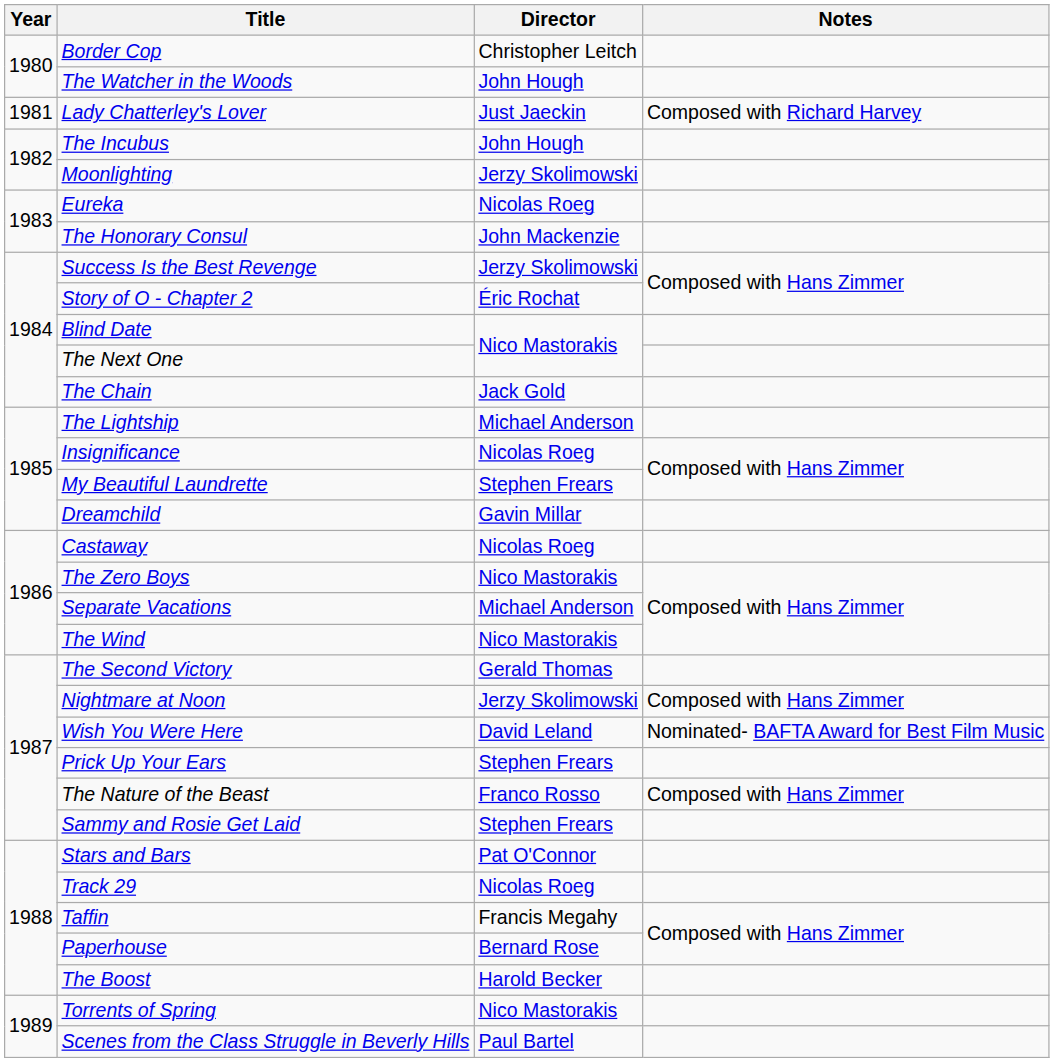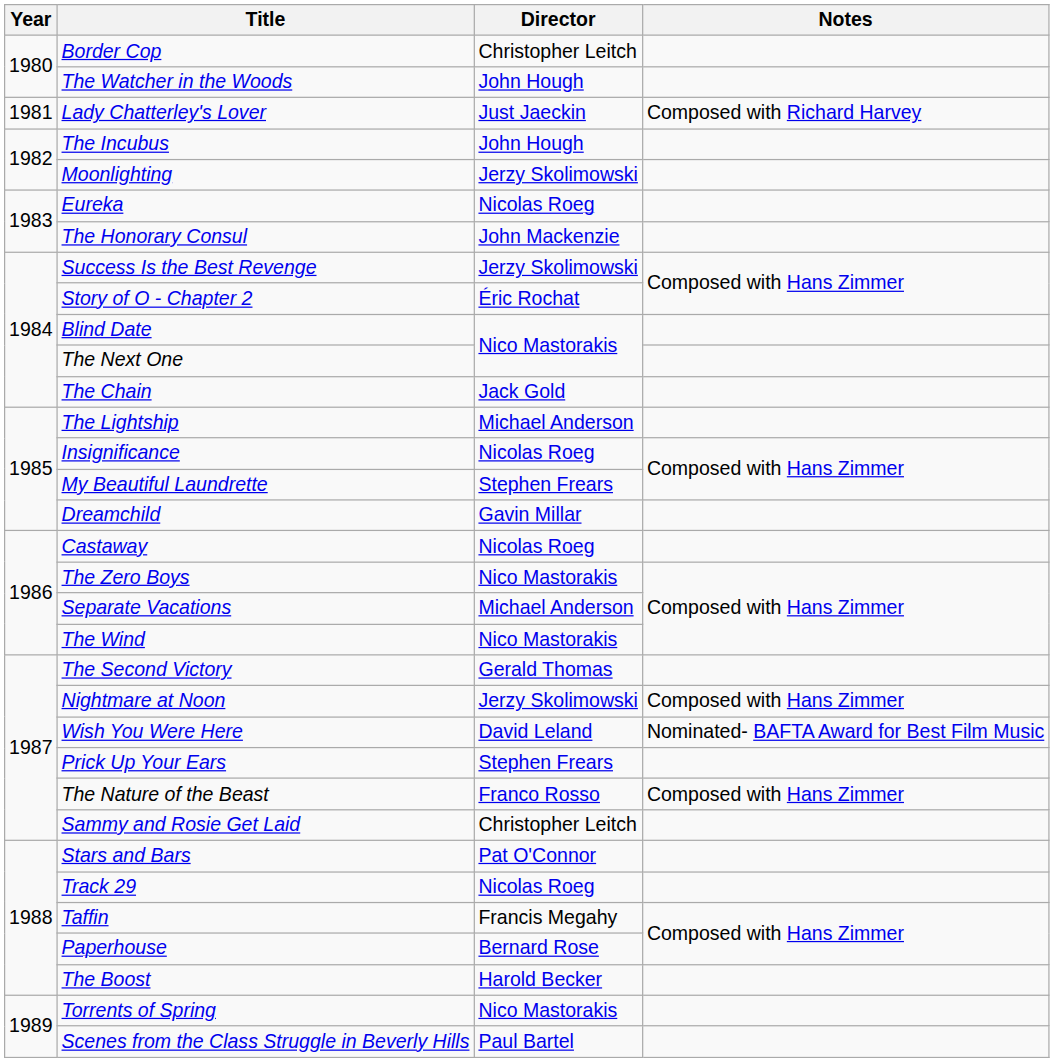(546, 824) Stephen Frears -> (558, 824) Christopher Leitch
